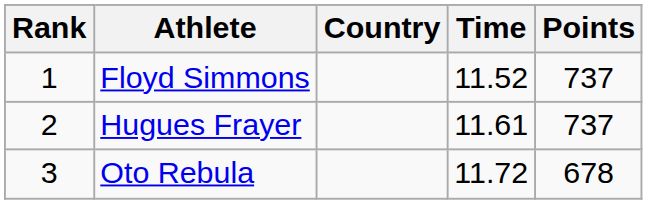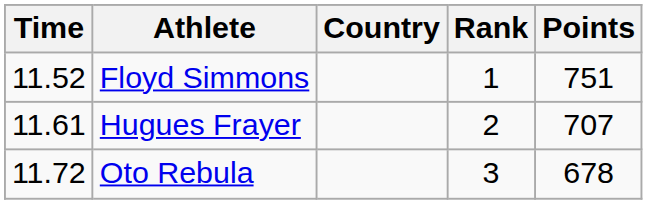columns swapped: (49, 28) <-> (491, 28)
(589, 76) 737 -> (589, 76) 751
(589, 125) 737 -> (589, 125) 707
